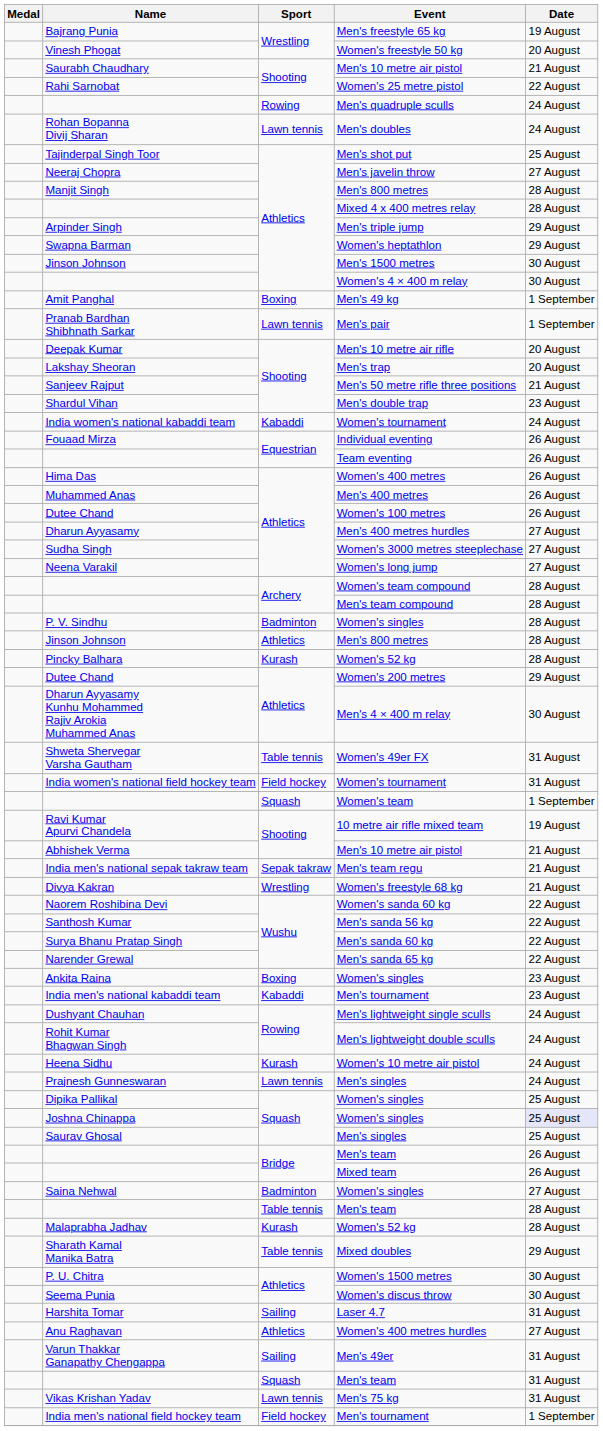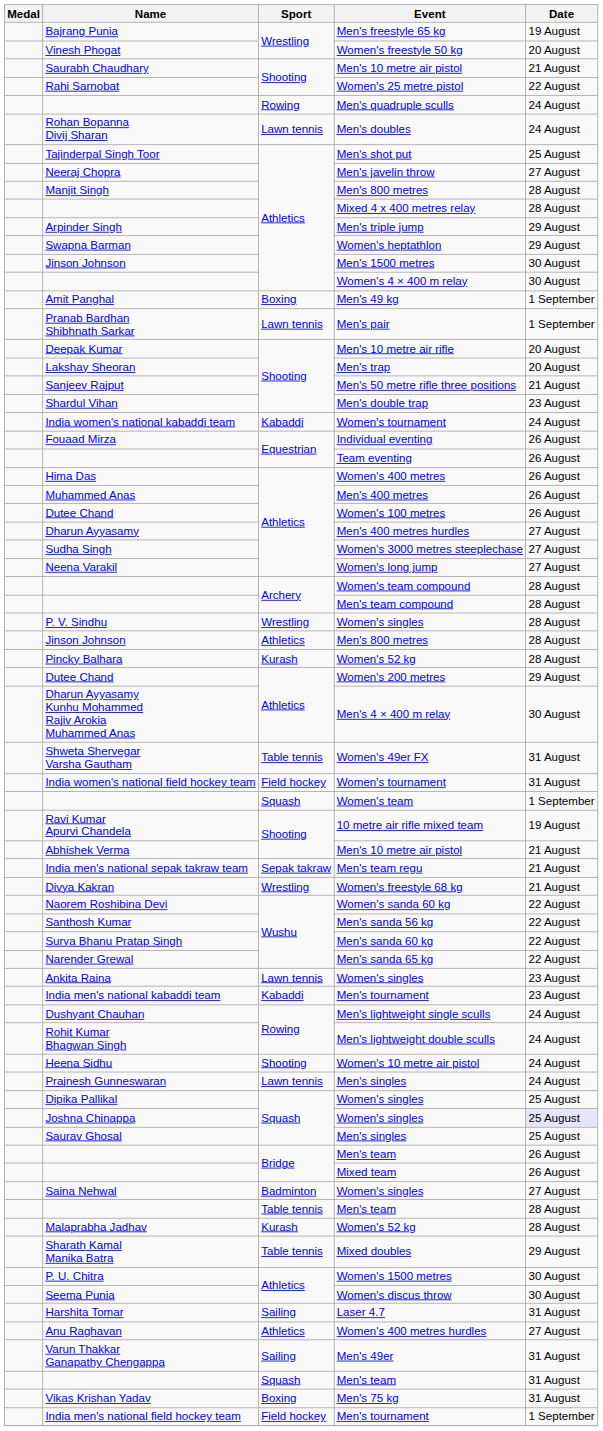(289, 622) Badminton -> (285, 622) Wrestling
(279, 977) Boxing -> (292, 977) Lawn tennis
(279, 1063) Kurash -> (284, 1063) Shooting
(292, 1398) Lawn tennis -> (279, 1398) Boxing
